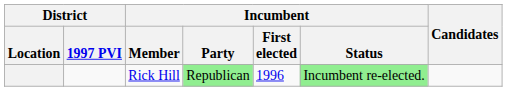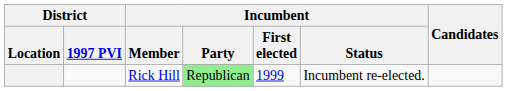(270, 75) 1996 -> (270, 75) 1999
(364, 75) lightgreen background -> (364, 75) no background
